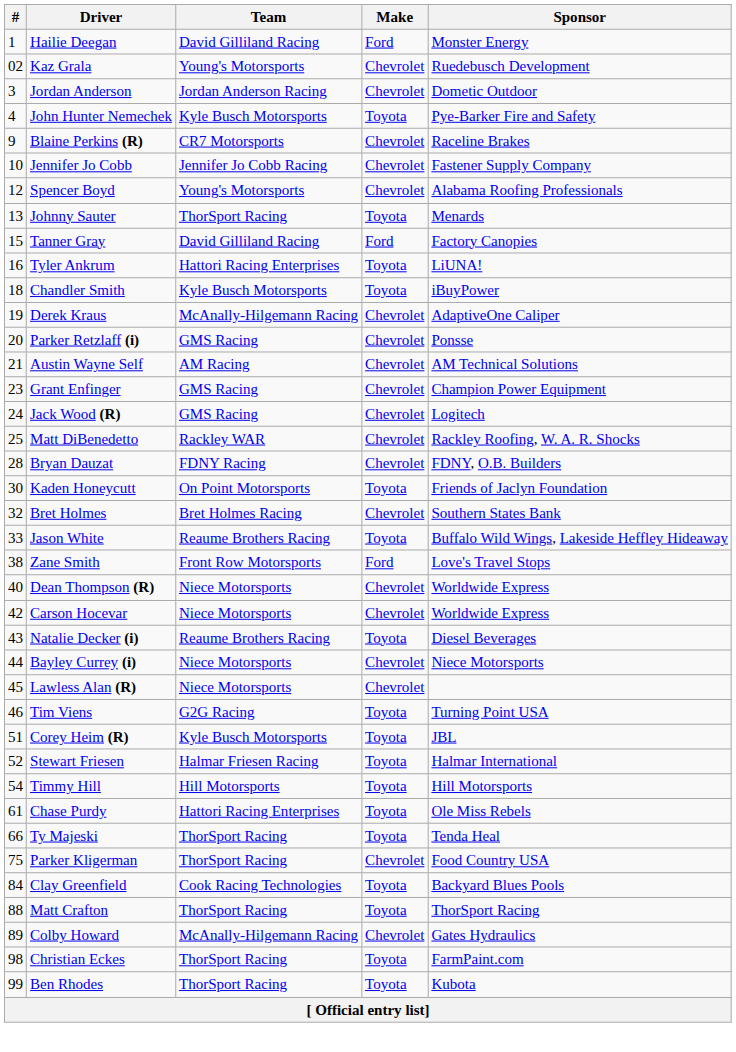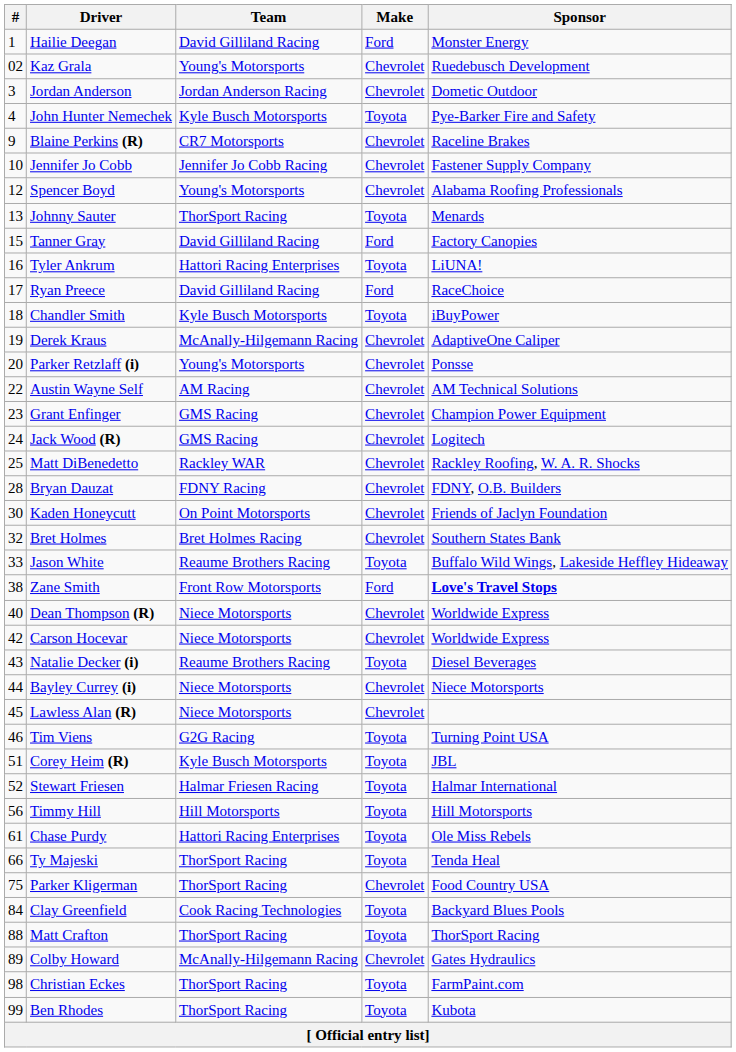+ row: (67, 290)
(218, 339) GMS Racing -> (242, 364) Young's Motorsports
(16, 364) 21 -> (16, 389) 22
(386, 488) Toyota -> (395, 513) Chevrolet
(491, 562) normal -> (494, 587) bold
(16, 786) 54 -> (16, 811) 56
